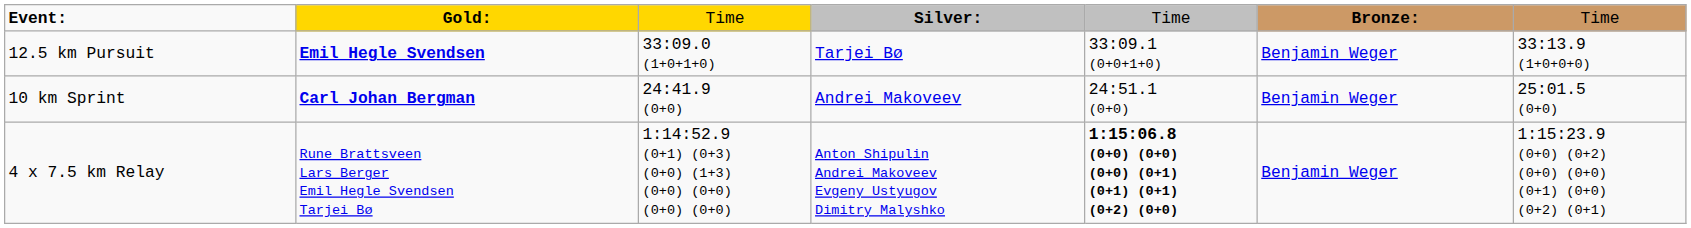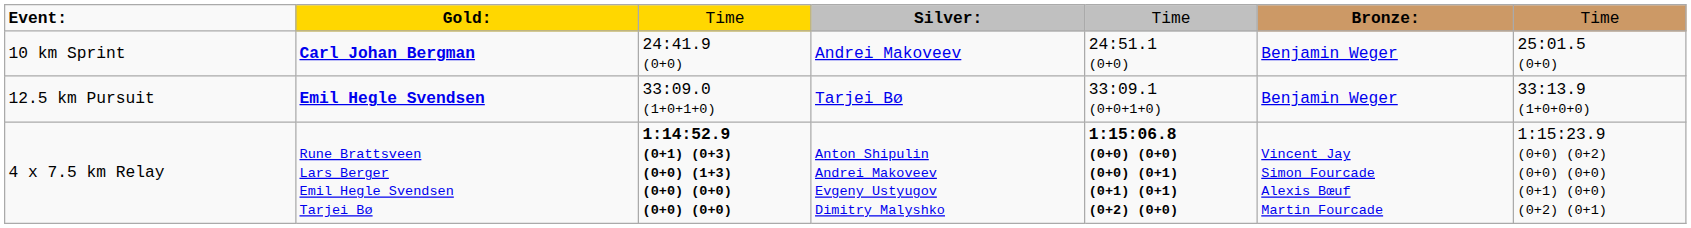rows swapped: (67, 99) <-> (82, 54)
(687, 172) normal -> (687, 172) bold
(1330, 172) Benjamin Weger -> (1322, 182) Vincent Jay Simon Fourcade Alexis Bœuf Martin Fourcade
